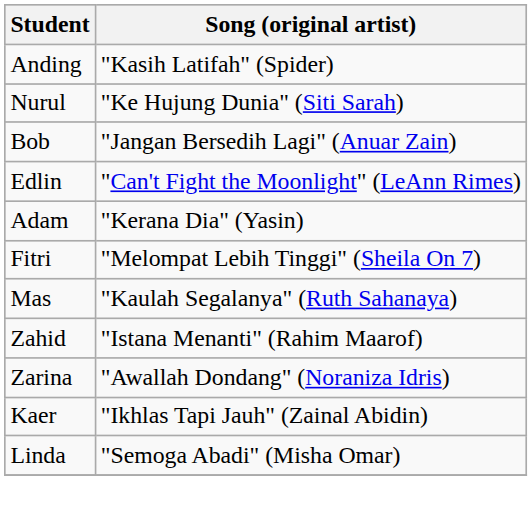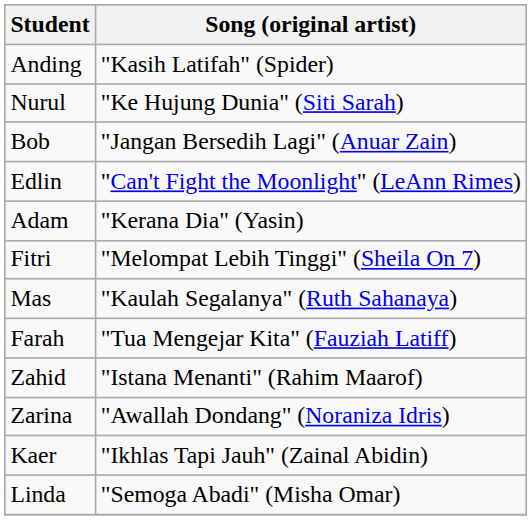+ row: (37, 337)
